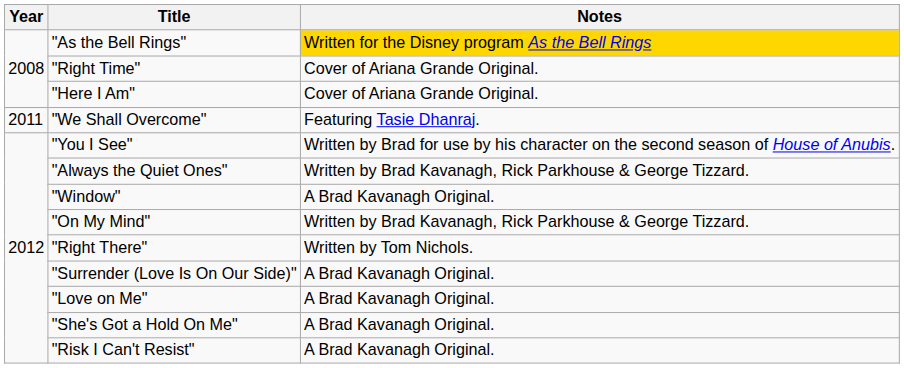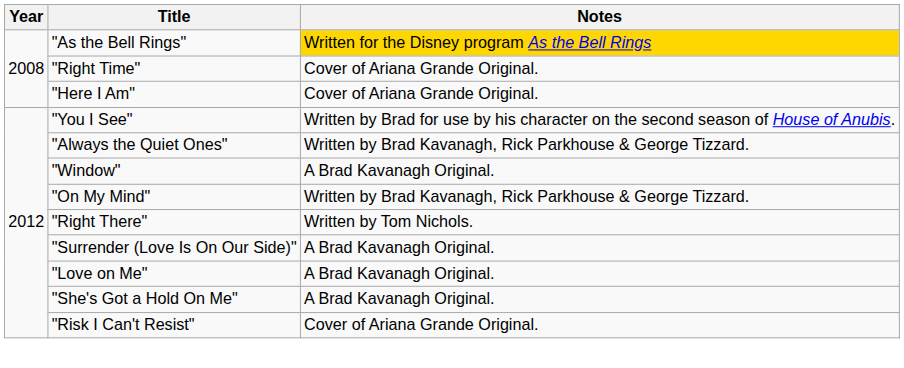- row: (129, 119)
(399, 350) A Brad Kavanagh Original. -> (421, 324) Cover of Ariana Grande Original.
